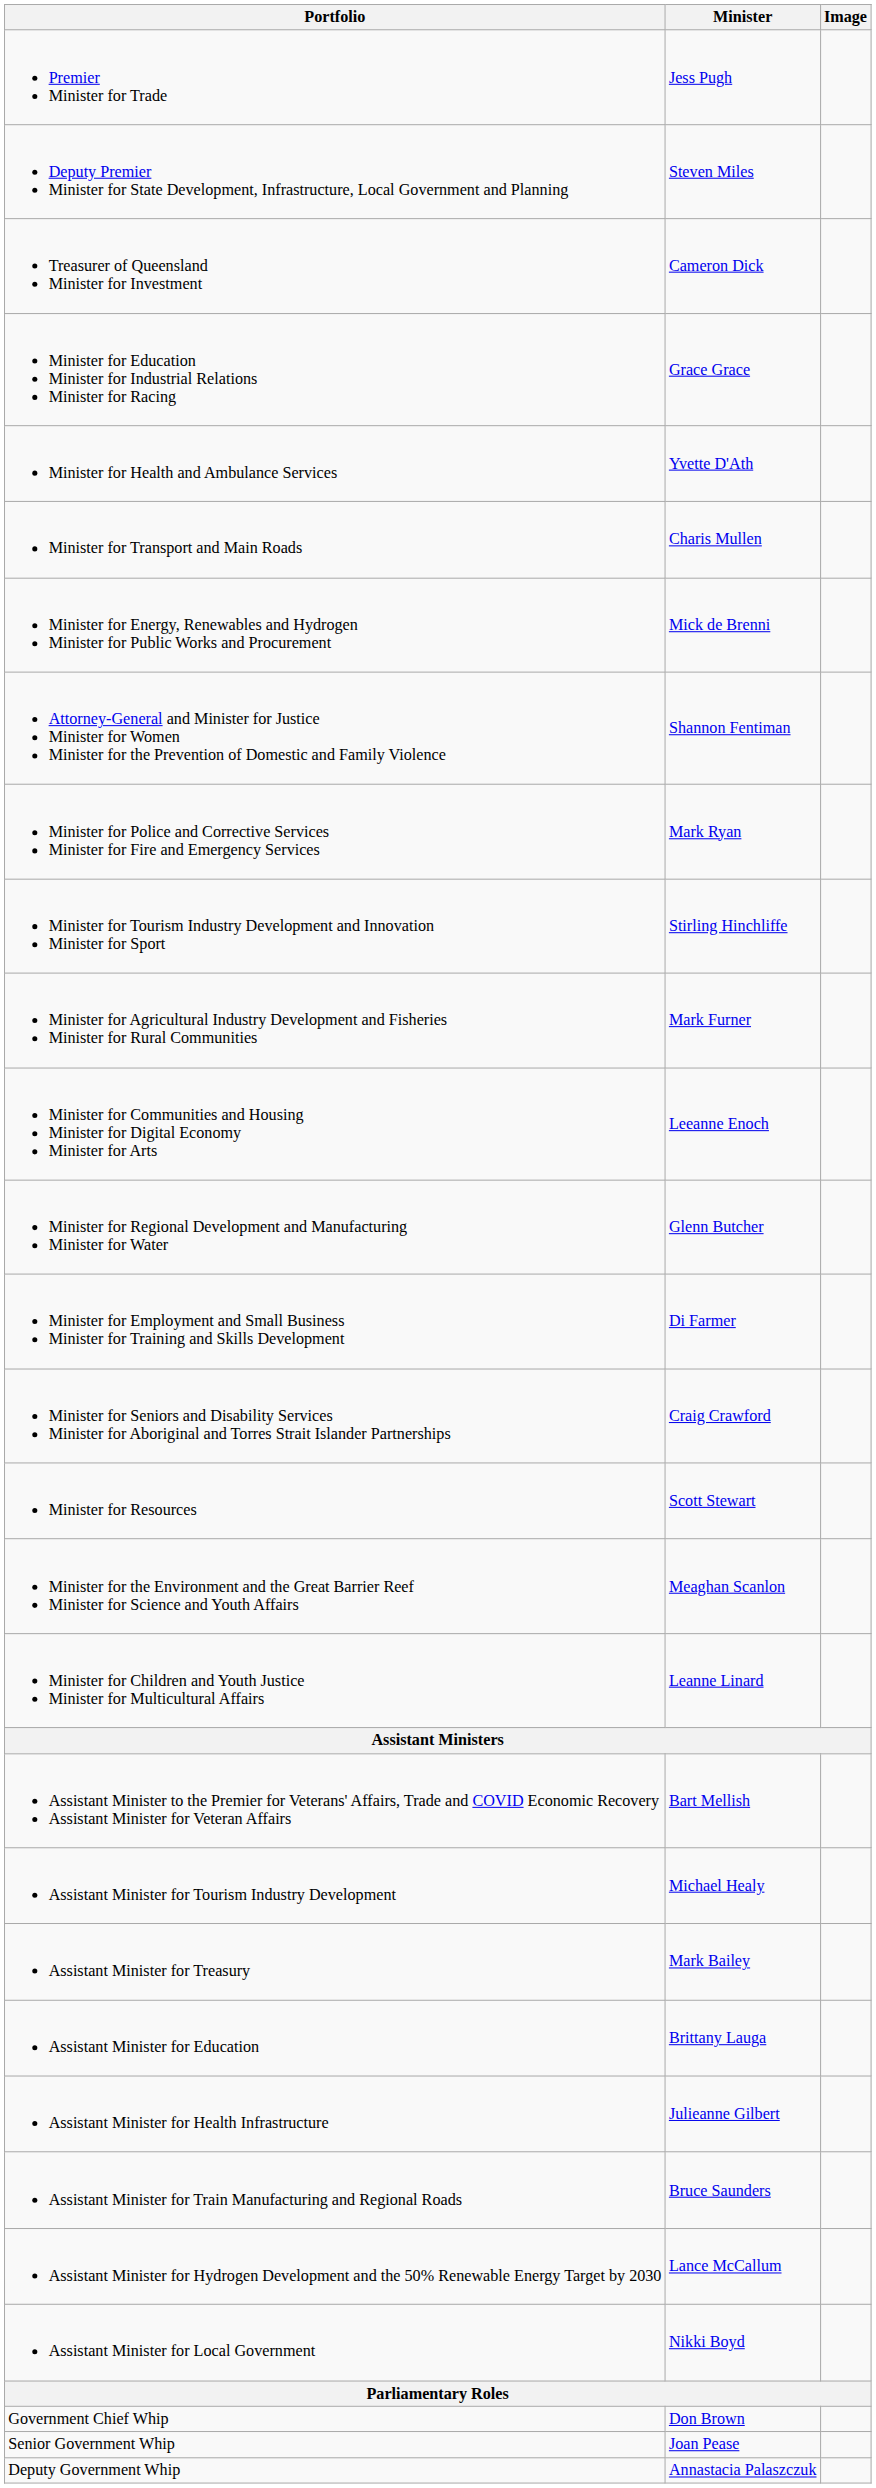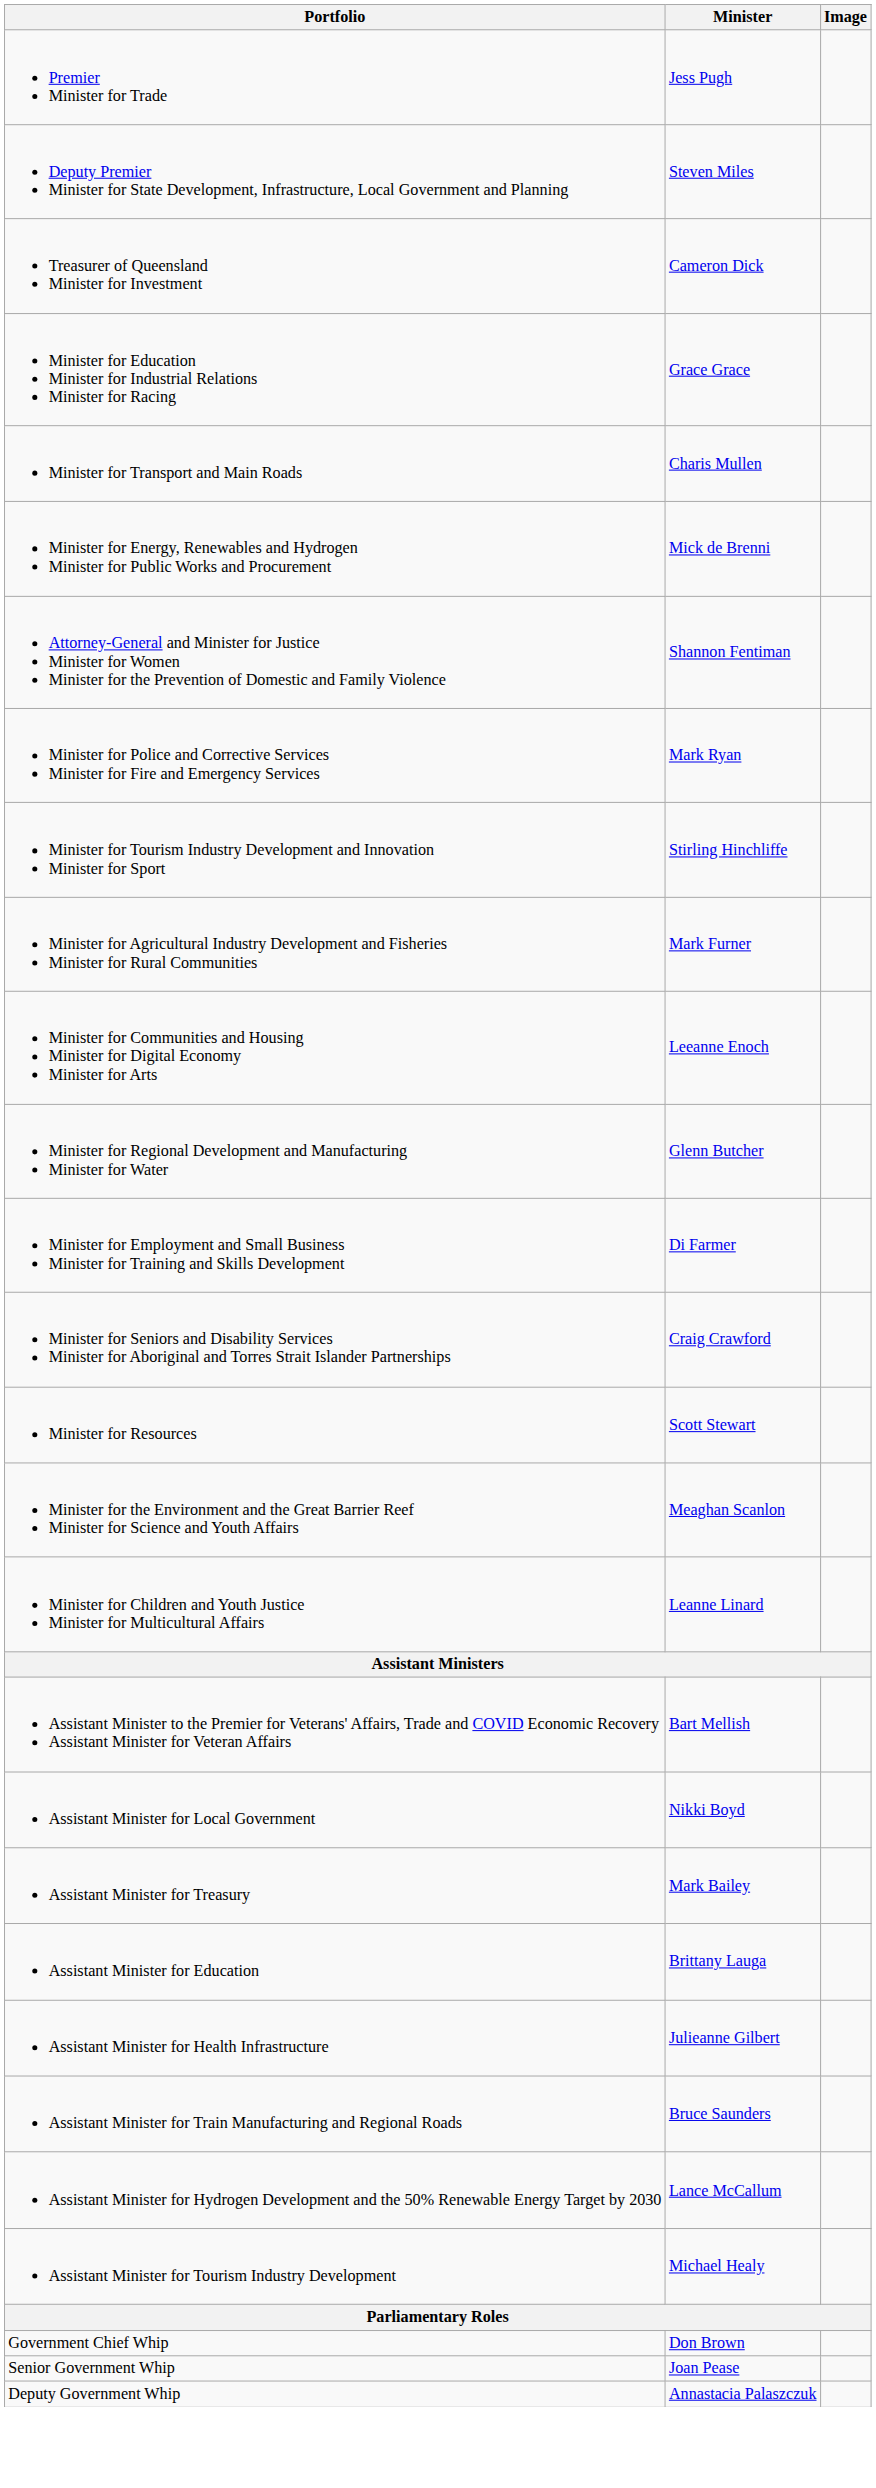- row: (335, 473)
rows swapped: (335, 2352) <-> (335, 1895)
